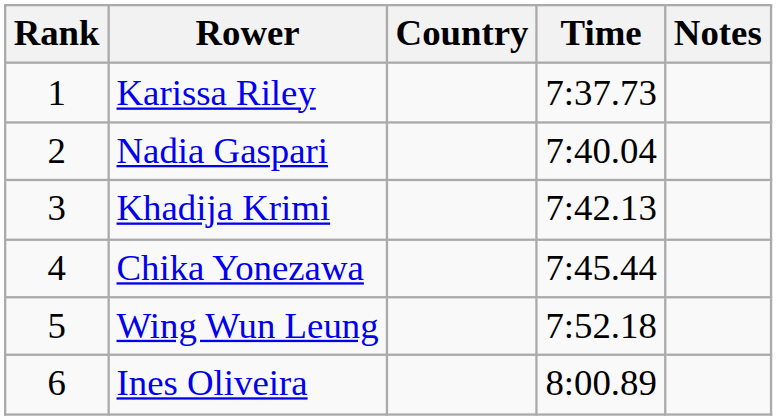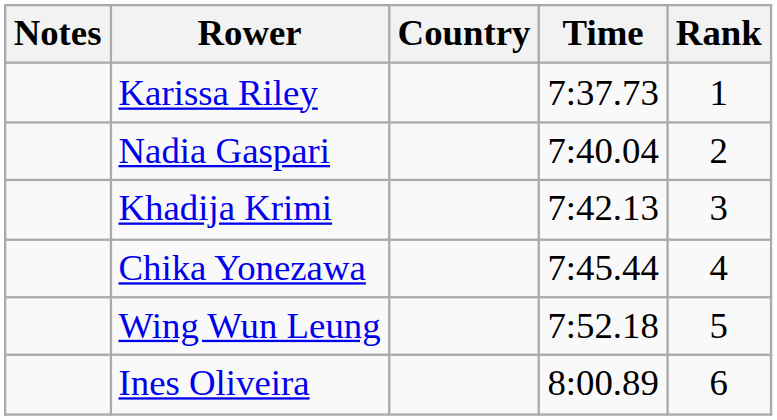columns swapped: (57, 33) <-> (718, 33)
